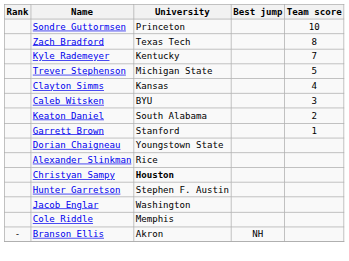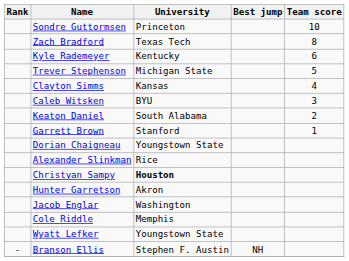(314, 56) 7 -> (314, 56) 6
(182, 190) Stephen F. Austin -> (149, 190) Akron
+ row: (66, 234)
(149, 234) Akron -> (182, 249) Stephen F. Austin
